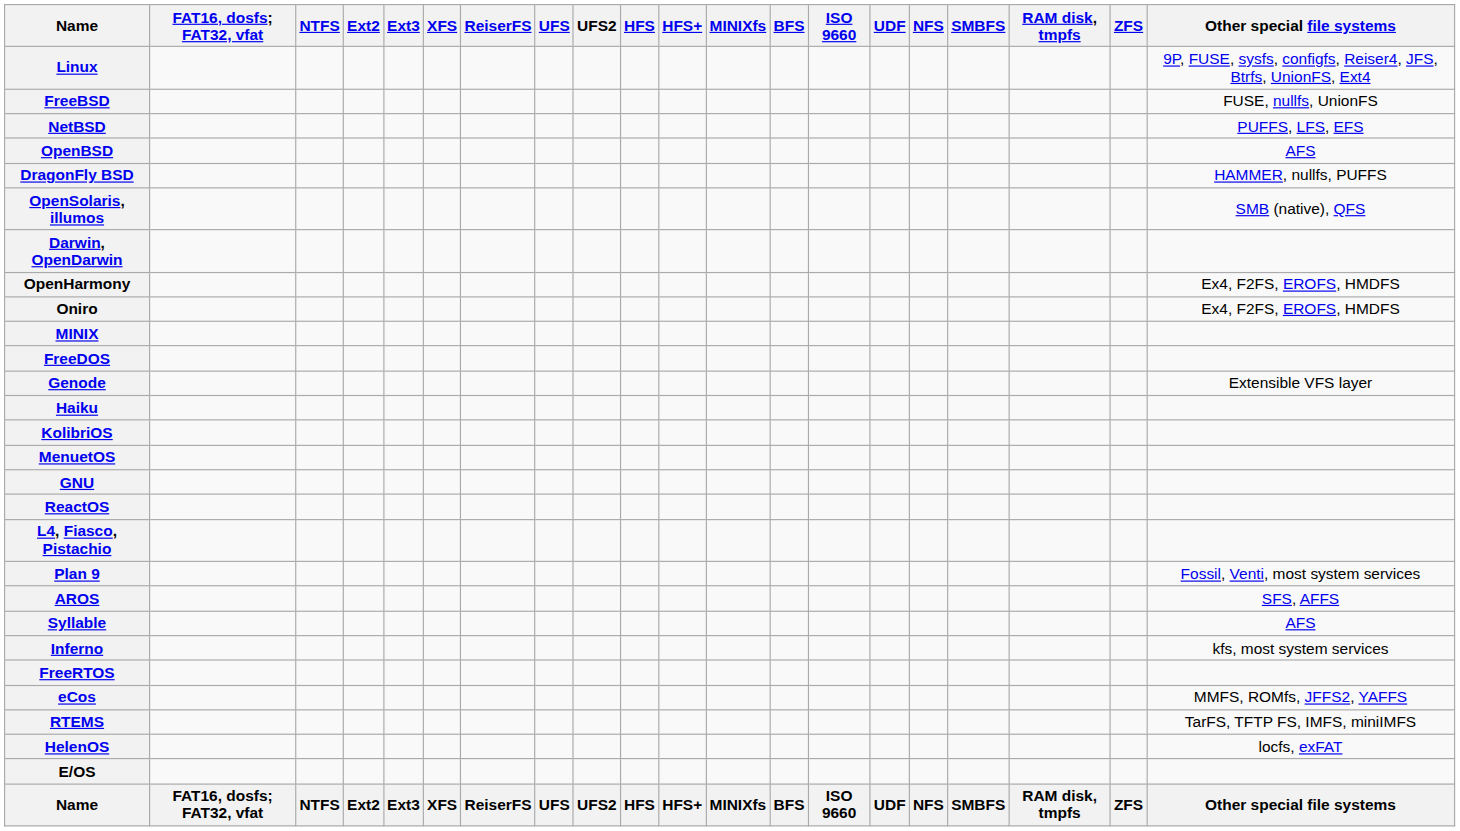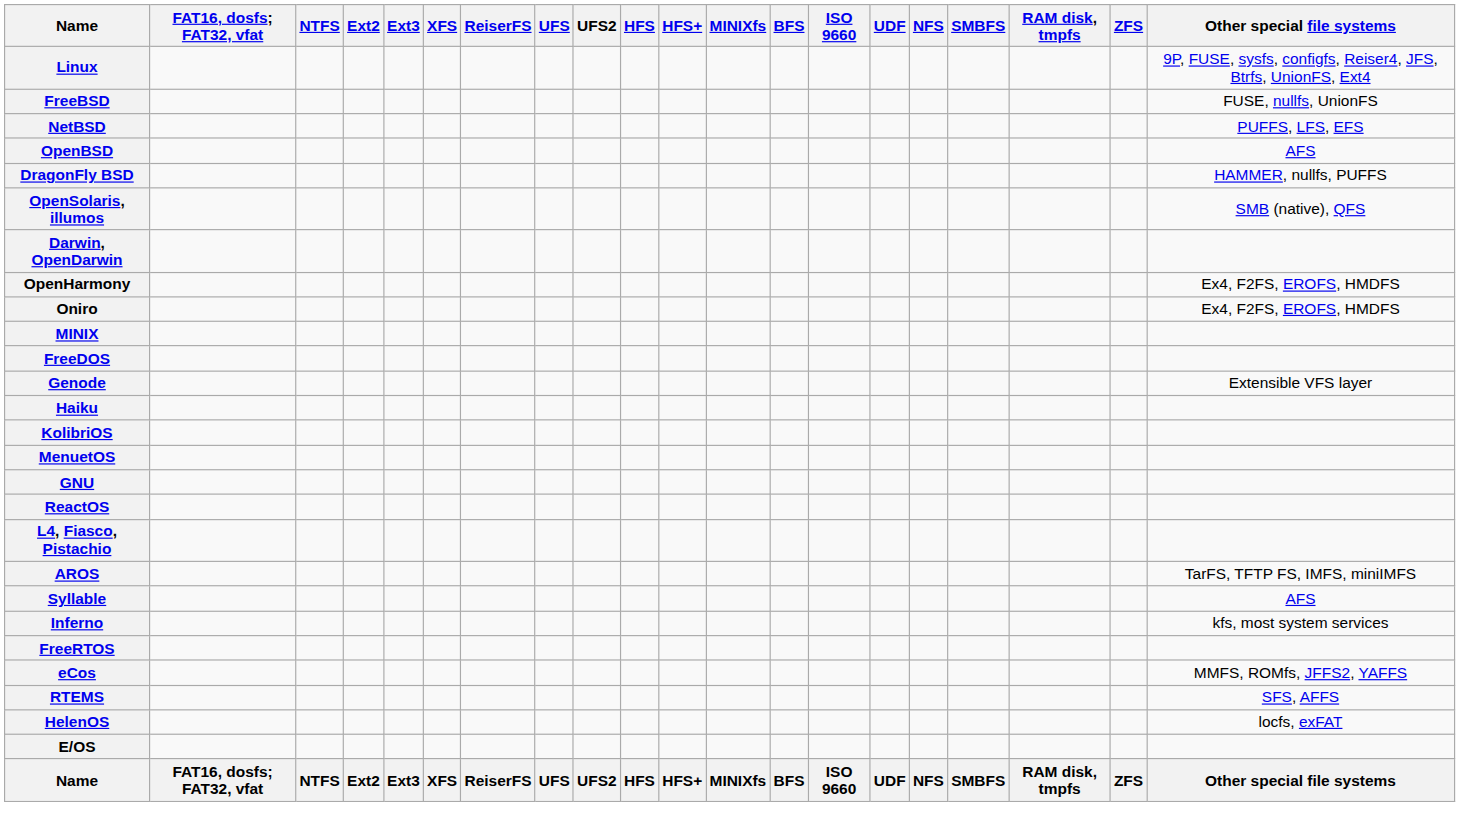- row: (77, 574)
(1300, 599) SFS, AFFS -> (1300, 574) TarFS, TFTP FS, IMFS, miniIMFS
(1300, 722) TarFS, TFTP FS, IMFS, miniIMFS -> (1300, 698) SFS, AFFS
